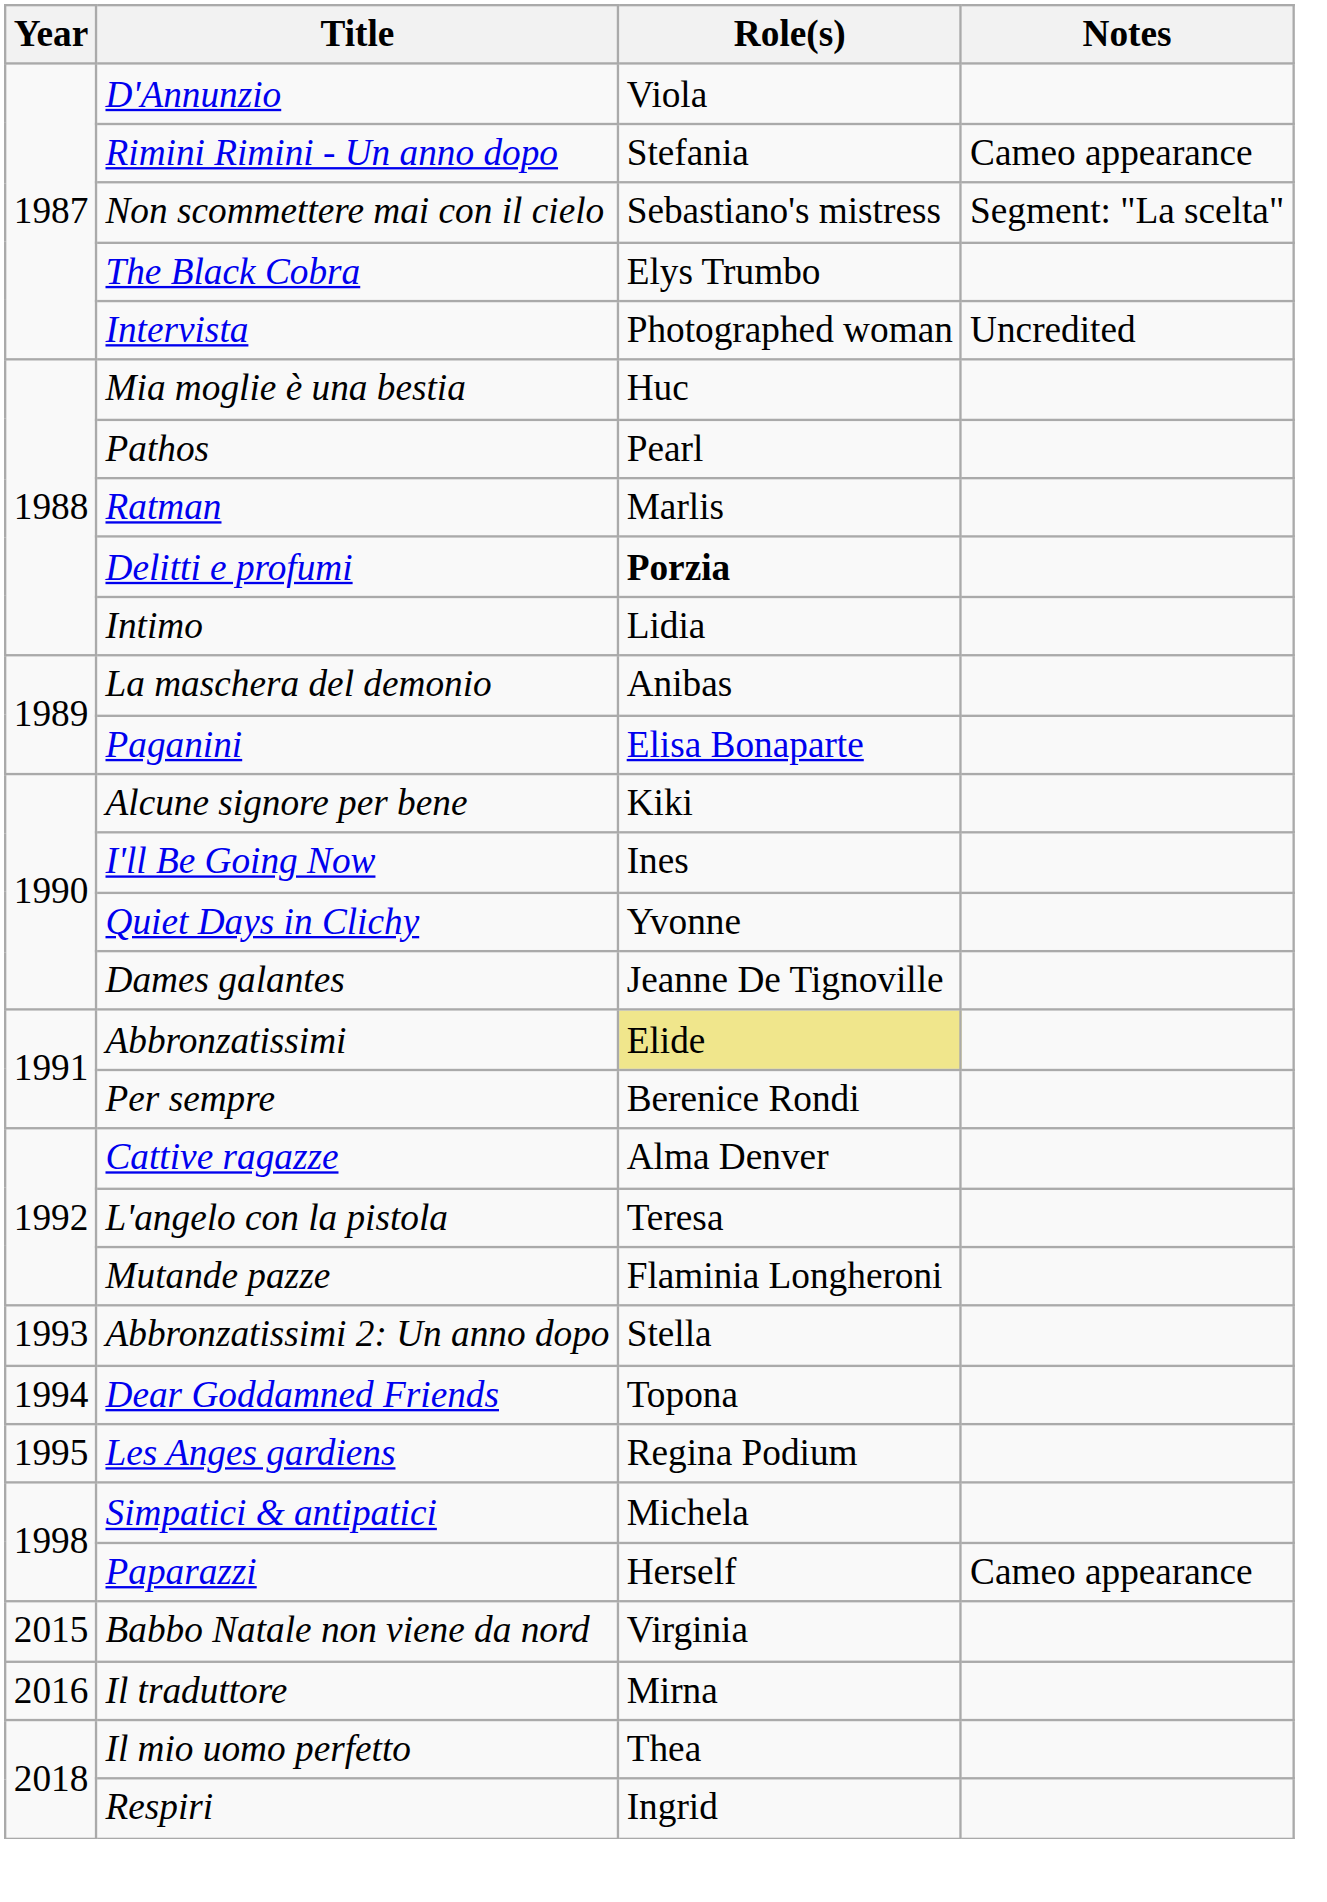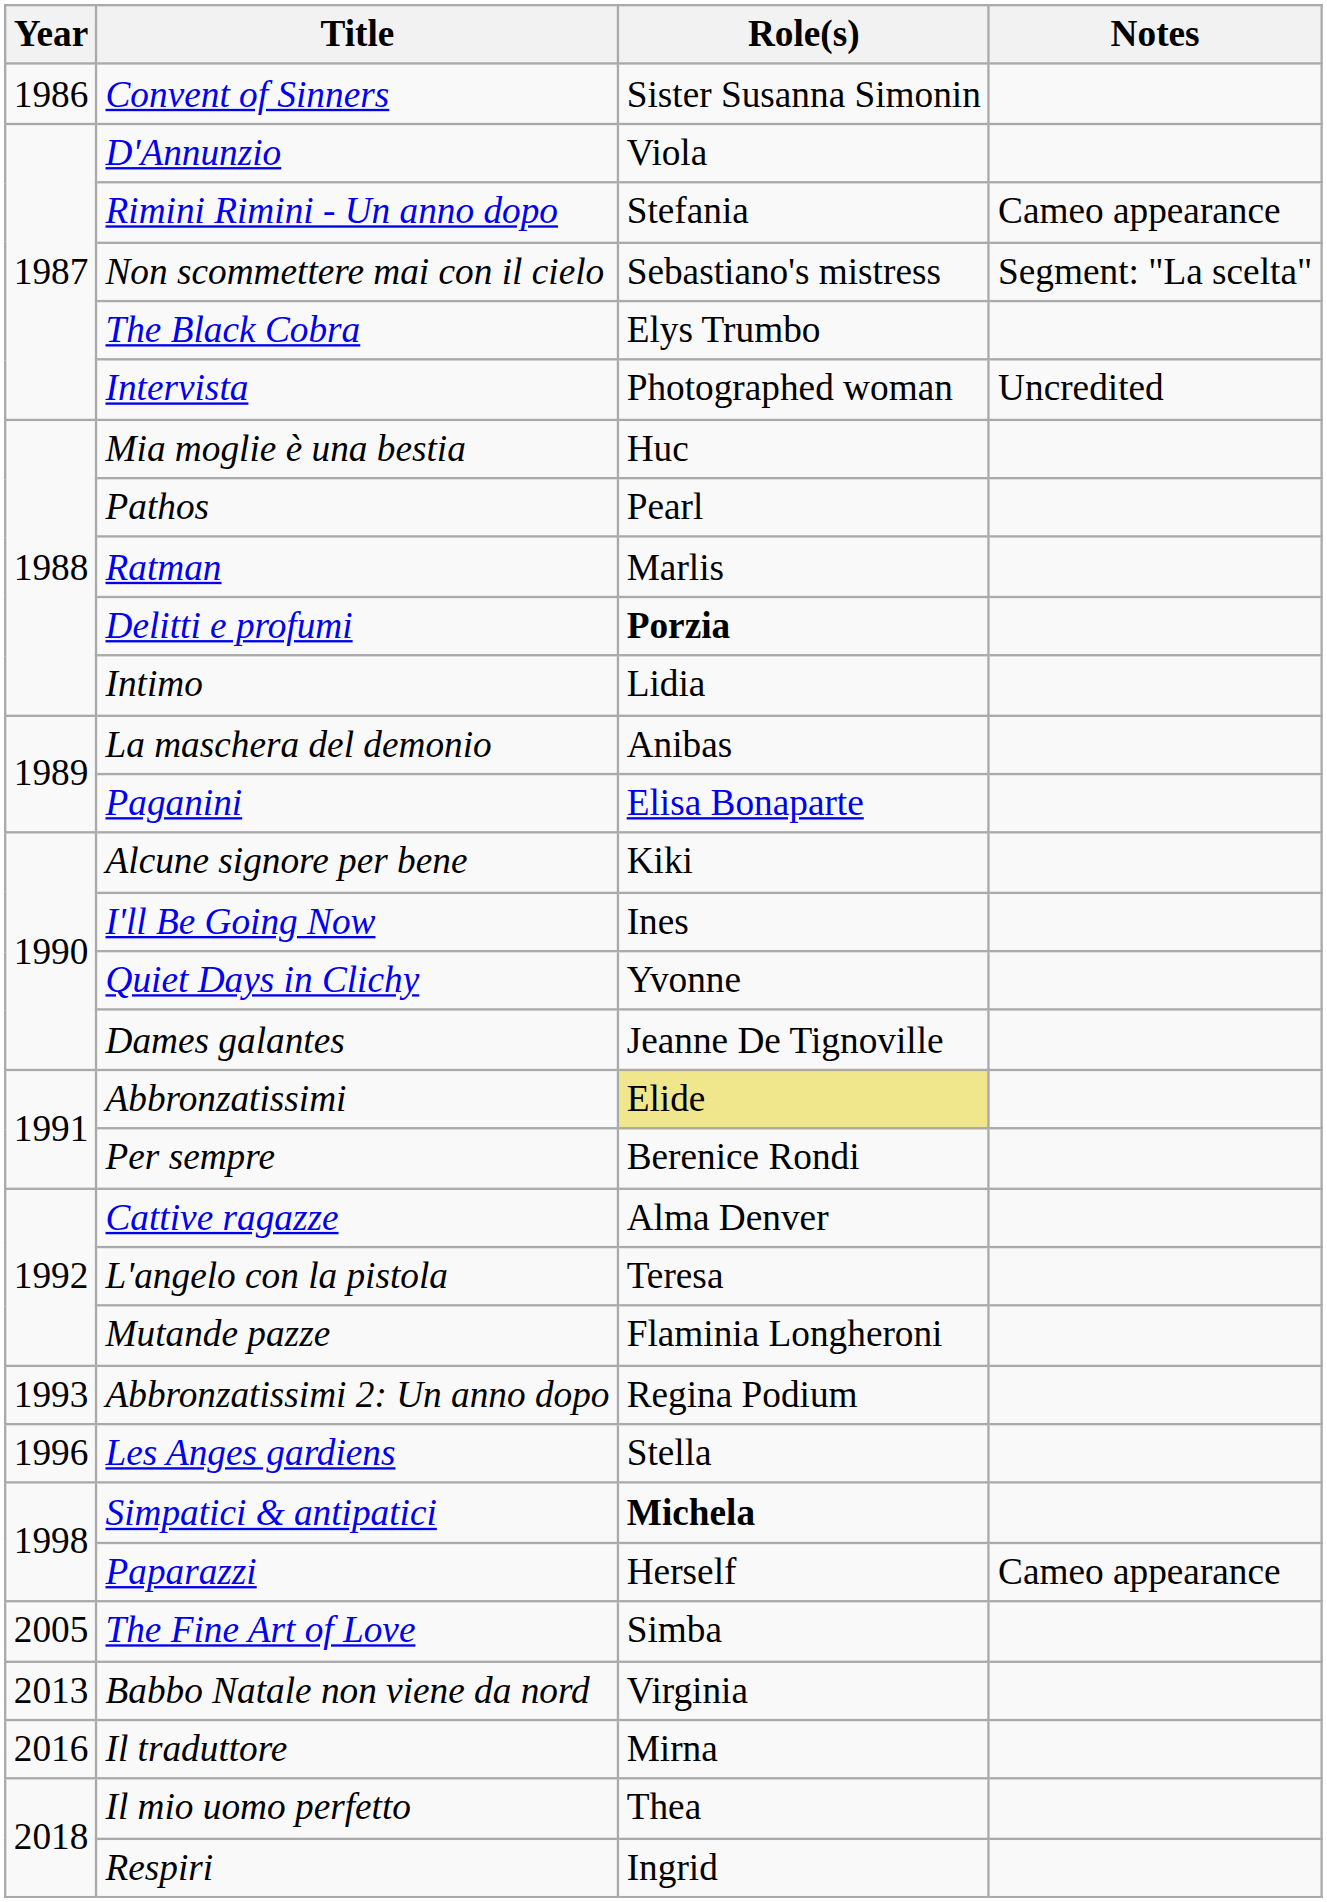+ row: (247, 93)
(669, 1334) Stella -> (742, 1393) Regina Podium
- row: (302, 1393)
(51, 1453) 1995 -> (51, 1453) 1996
(742, 1453) Regina Podium -> (669, 1453) Stella
(688, 1512) normal -> (691, 1512) bold
+ row: (260, 1630)
(51, 1630) 2015 -> (51, 1689) 2013
